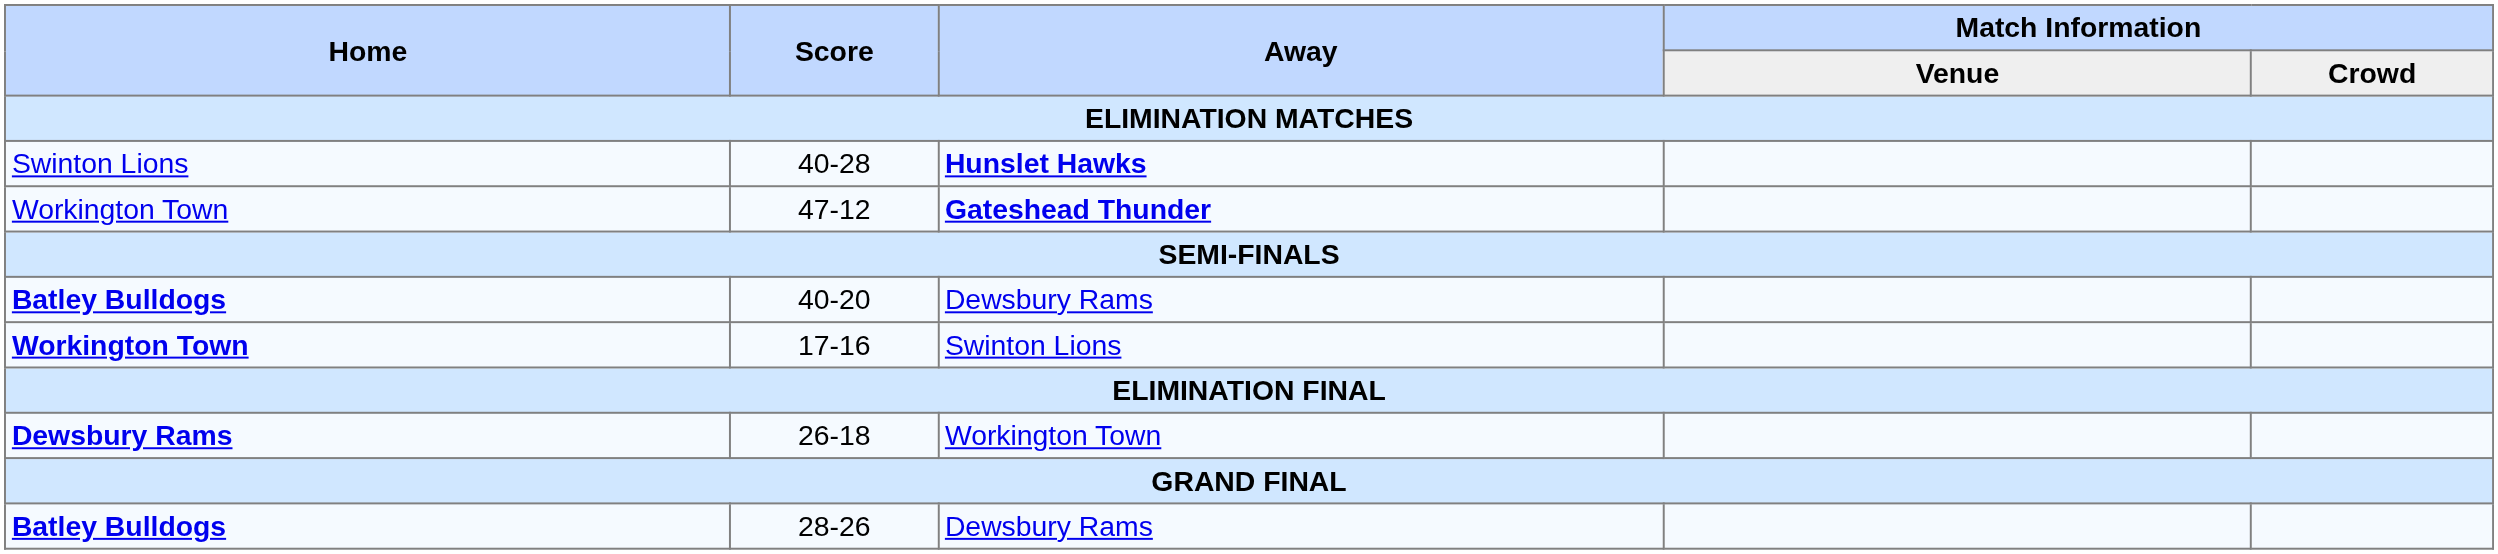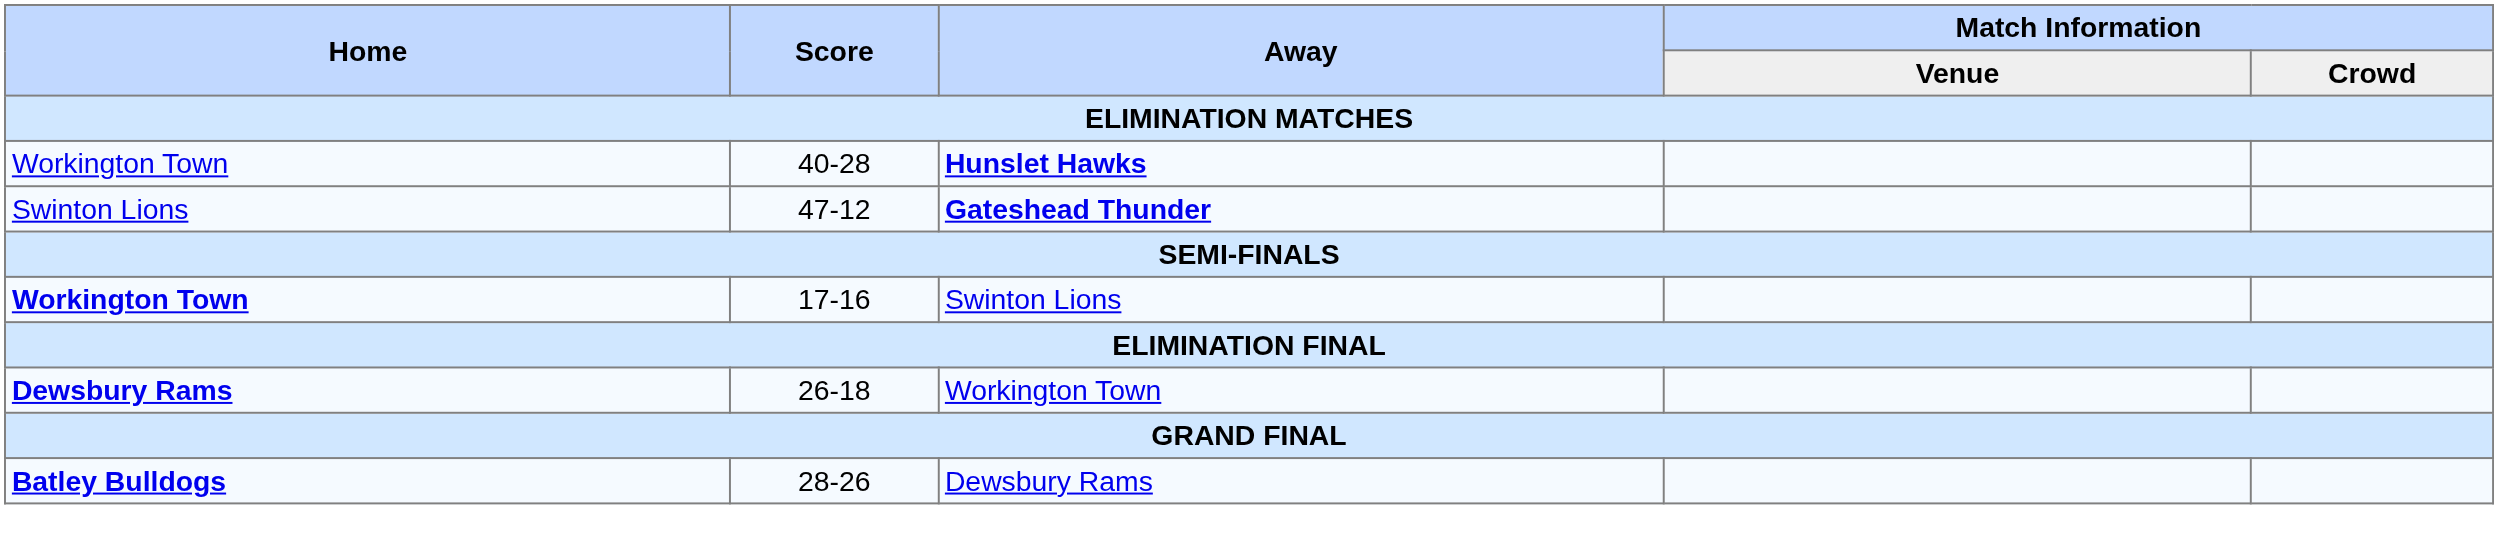(100, 164) Swinton Lions -> (120, 164) Workington Town
(120, 209) Workington Town -> (100, 209) Swinton Lions
- row: (834, 300)
